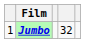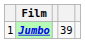(66, 30) 32 -> (66, 30) 39
